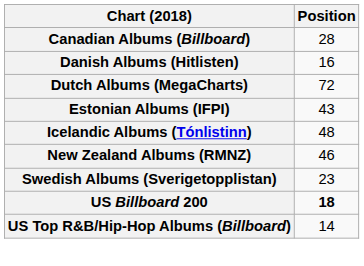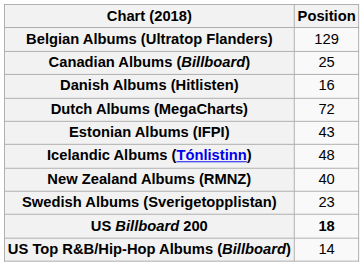+ row: (149, 39)
(327, 39) 28 -> (327, 62) 25
(327, 156) 46 -> (327, 179) 40
